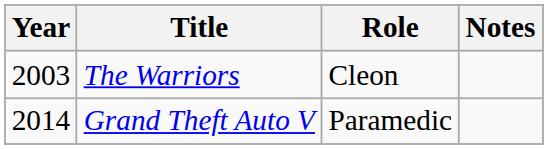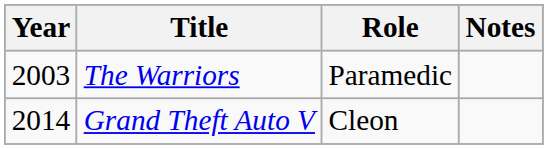(363, 74) Cleon -> (390, 74) Paramedic
(390, 120) Paramedic -> (363, 120) Cleon
